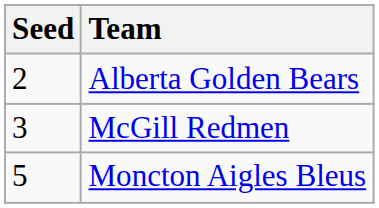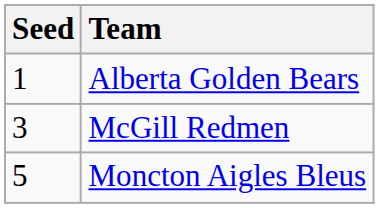(20, 78) 2 -> (20, 78) 1
